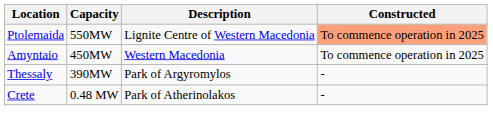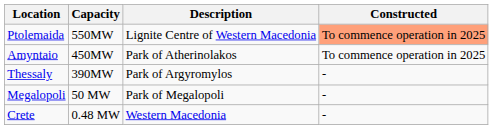(174, 54) Western Macedonia -> (181, 54) Park of Atherinolakos
+ row: (36, 94)
(180, 94) Park of Atherinolakos -> (176, 114) Western Macedonia
